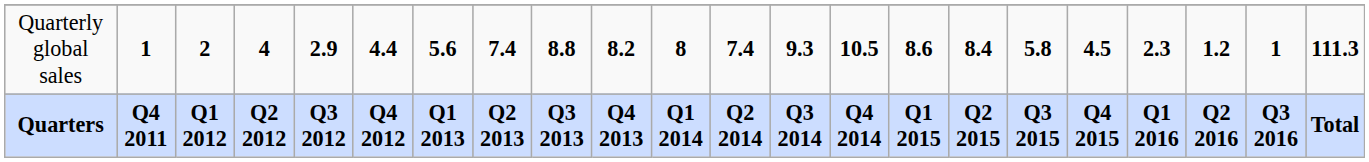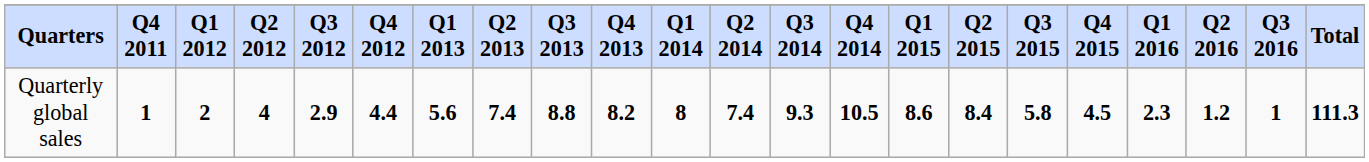rows swapped: (61, 125) <-> (61, 49)
